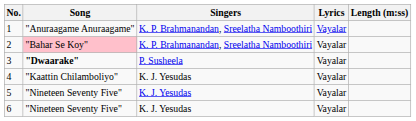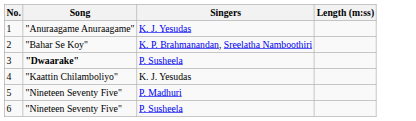- column: (331, 12)
(226, 28) K. P. Brahmanandan, Sreelatha Namboothiri -> (165, 28) K. J. Yesudas
(57, 44) pink background -> (57, 44) no background
(165, 92) K. J. Yesudas -> (160, 92) P. Madhuri
(165, 108) K. J. Yesudas -> (161, 108) P. Susheela
